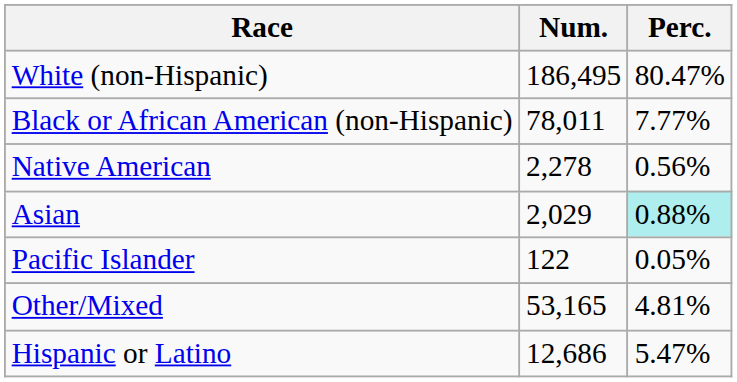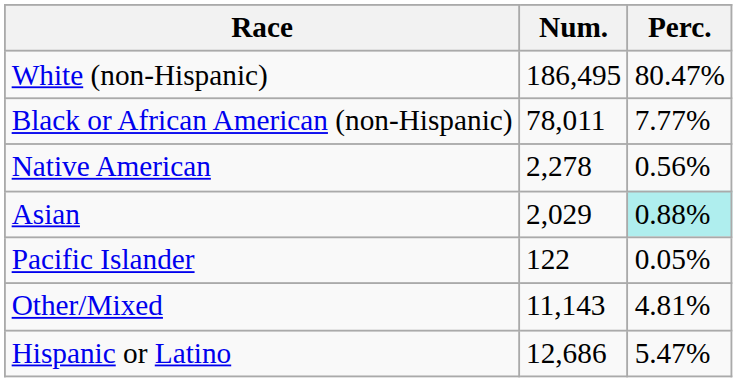(566, 306) 53,165 -> (566, 306) 11,143
